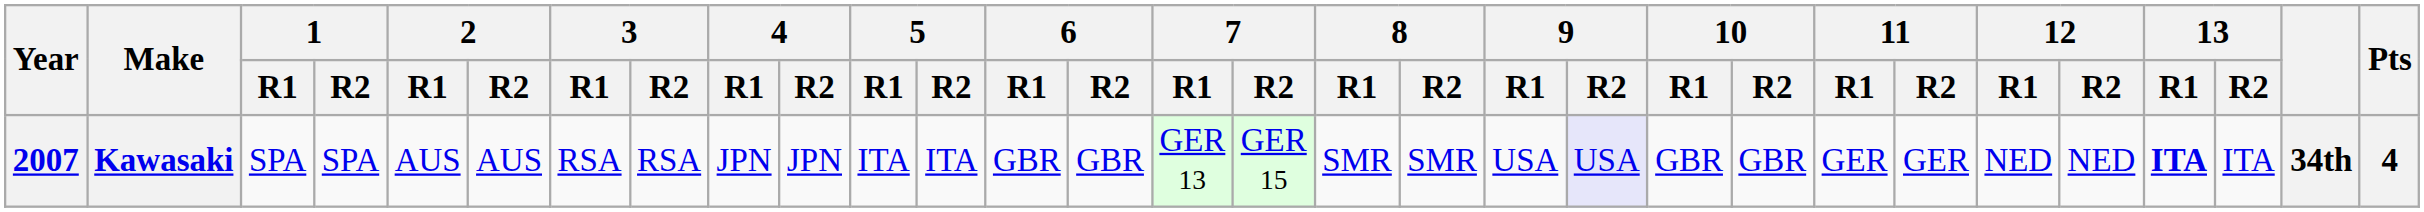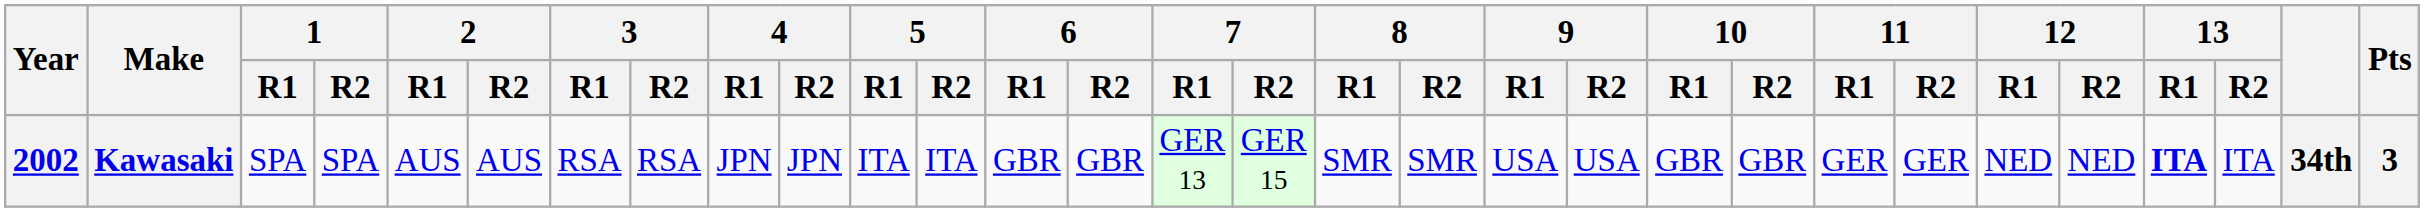(46, 160) 2007 -> (46, 160) 2002
(1607, 160) lavender background -> (1607, 160) no background
(2390, 160) 4 -> (2390, 160) 3
